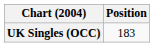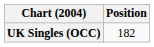(126, 32) 183 -> (126, 32) 182
